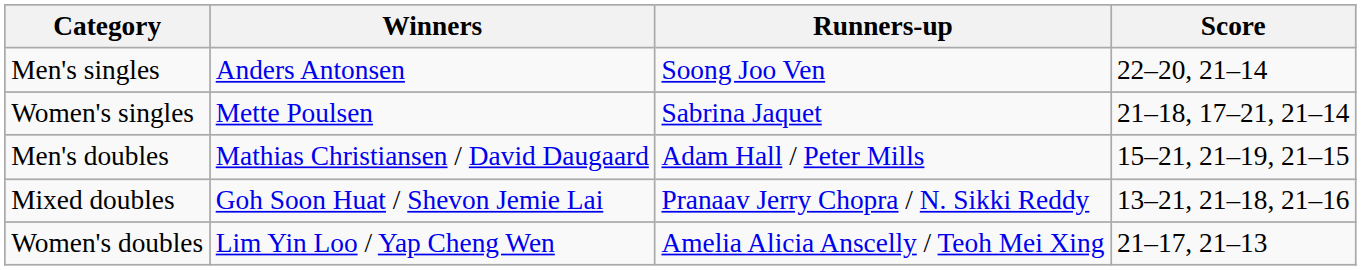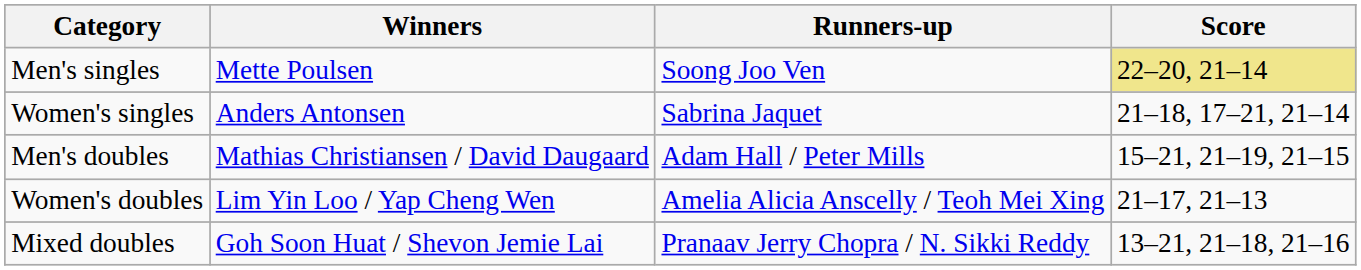(310, 69) Anders Antonsen -> (294, 69) Mette Poulsen
(1192, 69) no background -> (1192, 69) khaki background
(294, 112) Mette Poulsen -> (310, 112) Anders Antonsen
rows swapped: (107, 243) <-> (93, 199)
